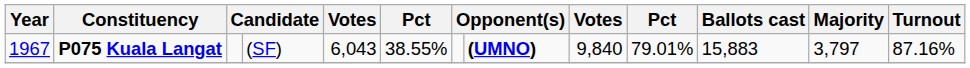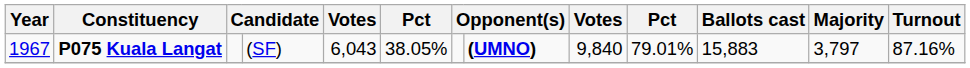(416, 48) 38.55% -> (416, 48) 38.05%
